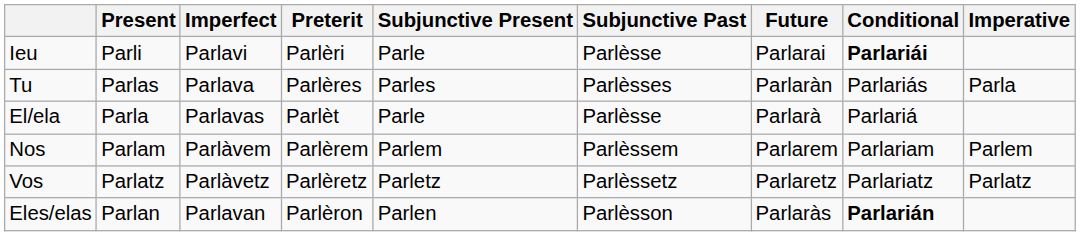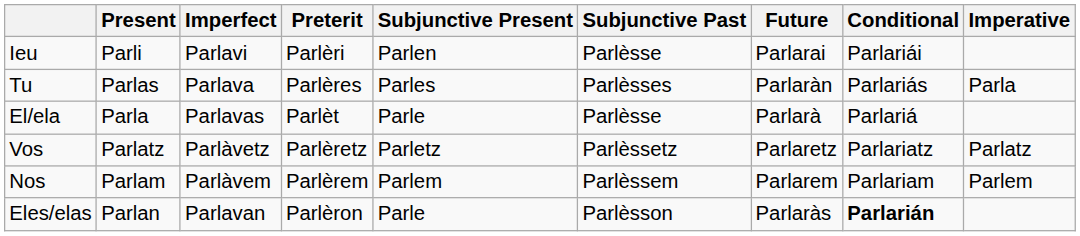(401, 52) Parle -> (407, 52) Parlen
(887, 52) bold -> (885, 52) normal
rows swapped: (27, 149) <-> (26, 181)
(407, 213) Parlen -> (401, 213) Parle
